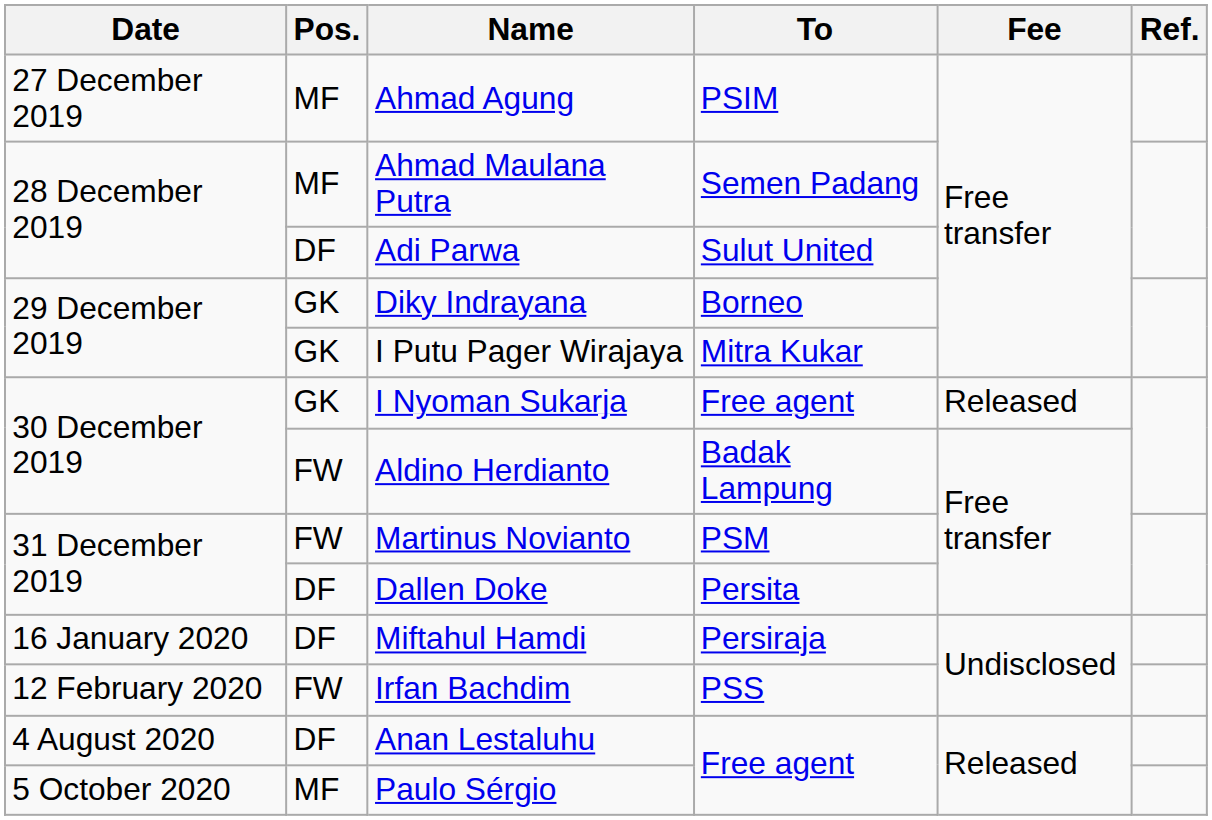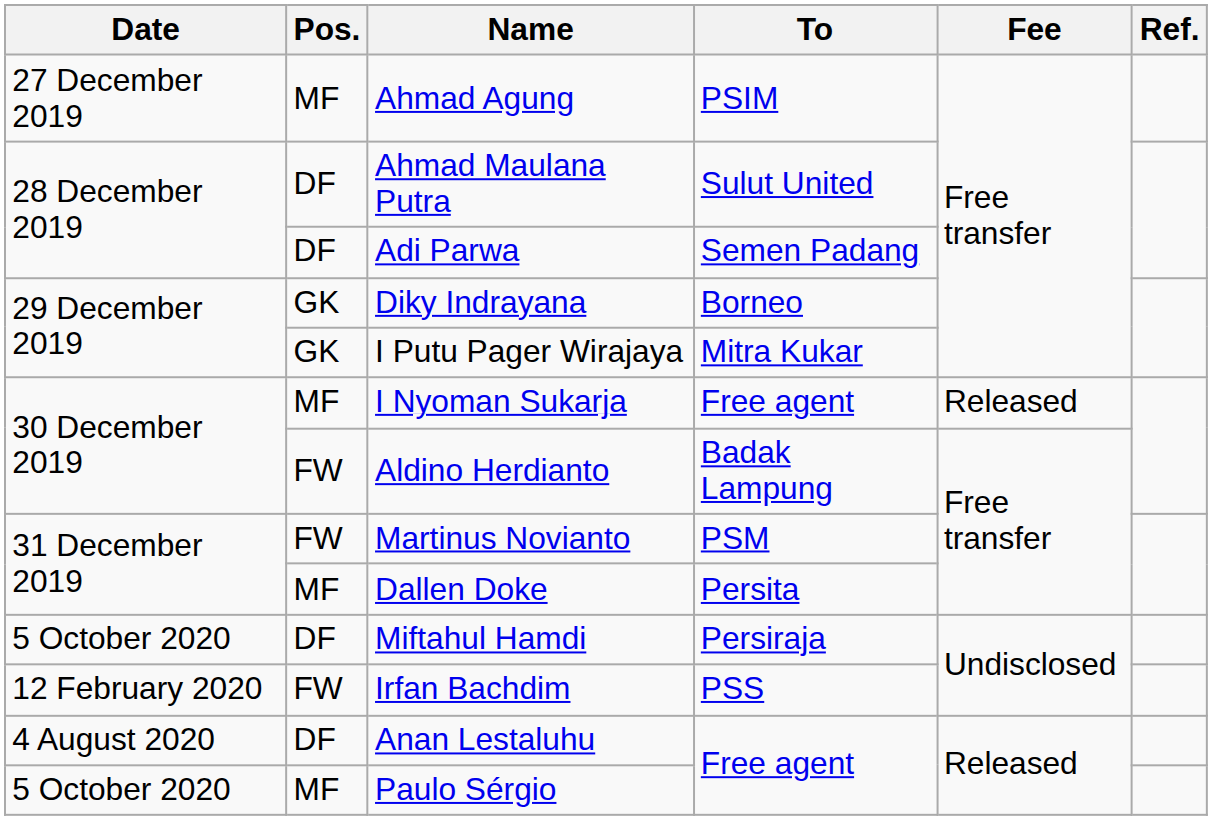(316, 183) MF -> (315, 183) DF
(810, 183) Semen Padang -> (787, 183) Sulut United
(787, 251) Sulut United -> (810, 251) Semen Padang
(316, 402) GK -> (316, 402) MF
(315, 588) DF -> (316, 588) MF
(130, 638) 16 January 2020 -> (121, 638) 5 October 2020
